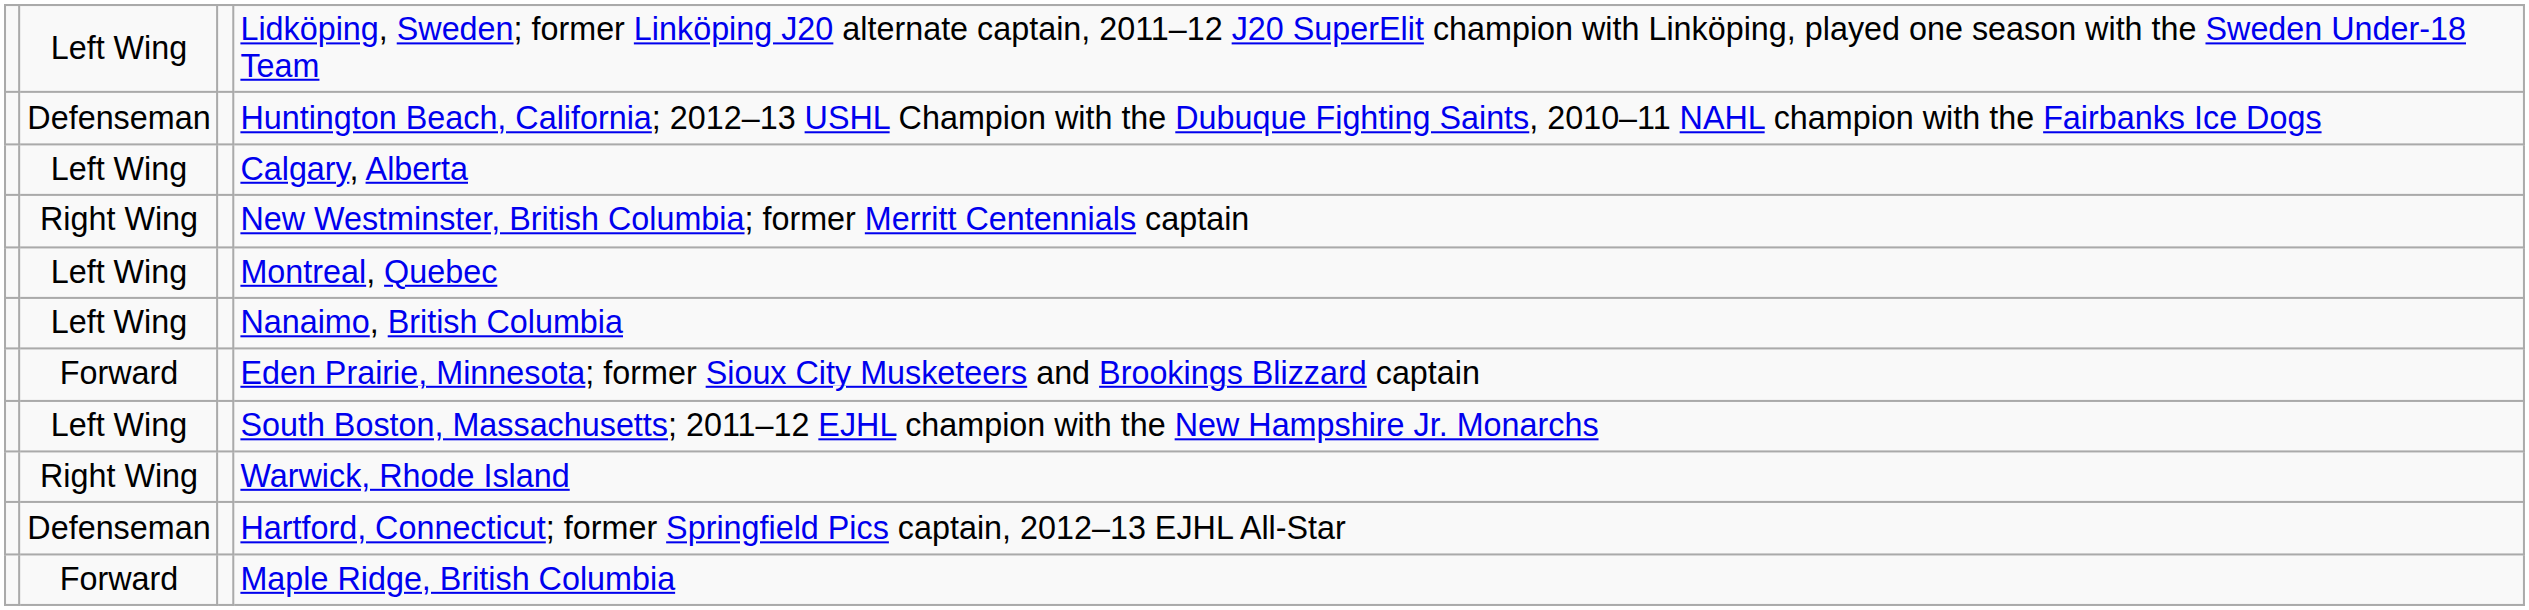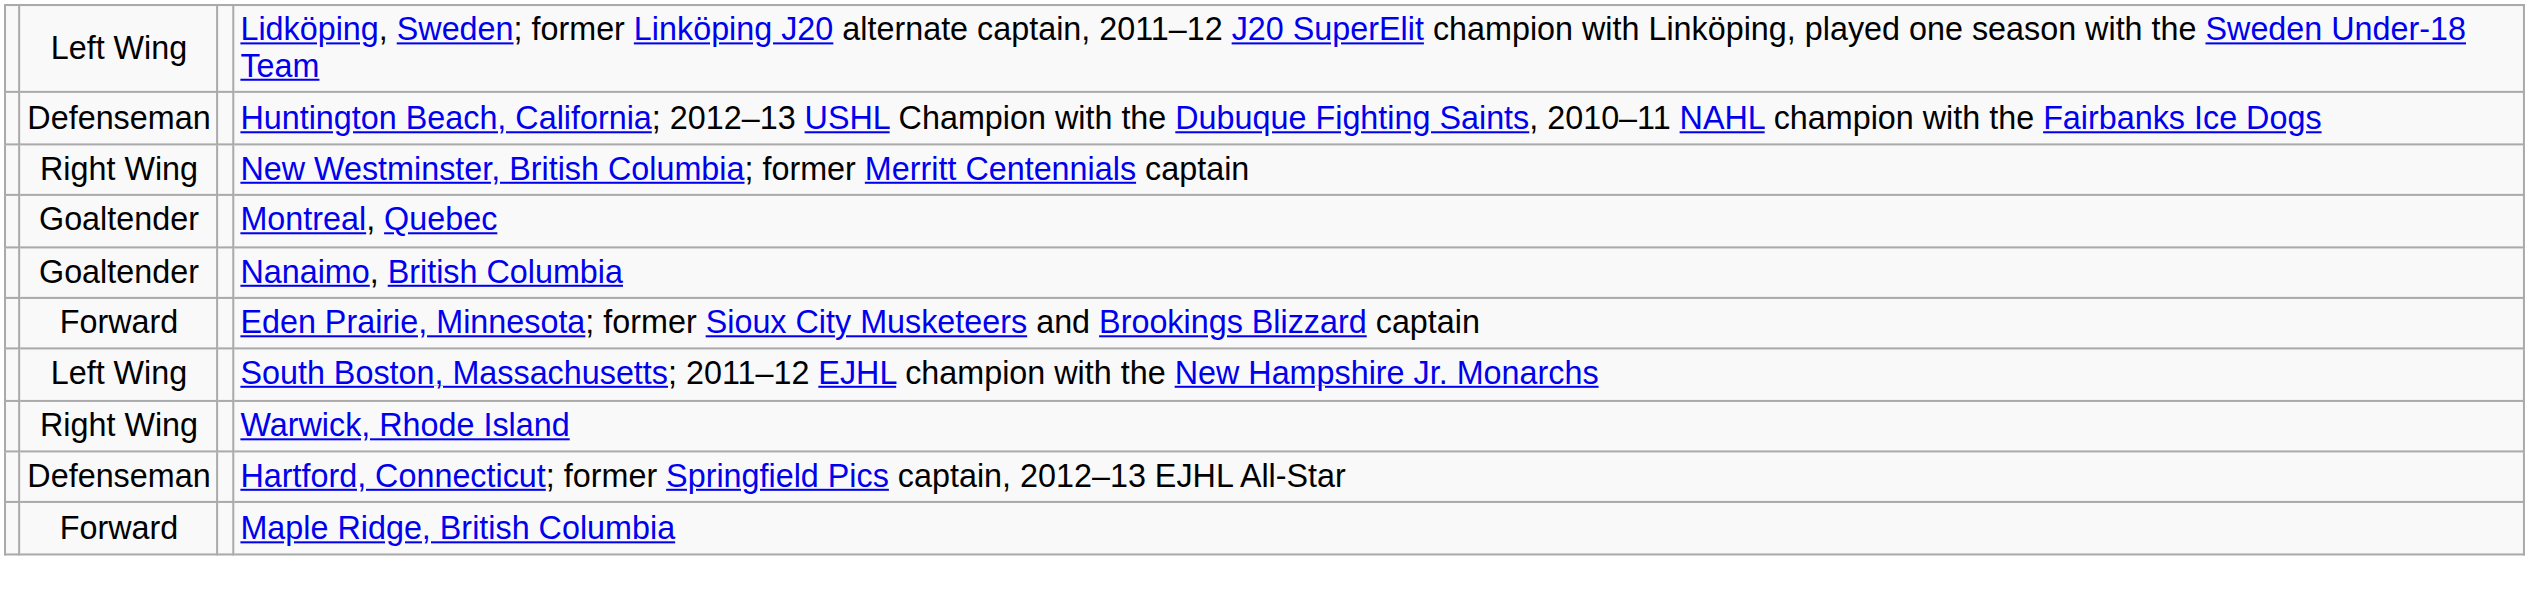- row: (354, 169)
(119, 271) Left Wing -> (119, 220) Goaltender
(119, 322) Left Wing -> (119, 271) Goaltender
